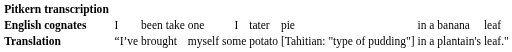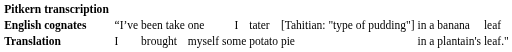(116, 25) I -> (126, 25) “I’ve
(288, 25) pie -> (348, 25) [Tahitian: "type of pudding"]
(126, 41) “I’ve -> (116, 41) I
(348, 41) [Tahitian: "type of pudding"] -> (288, 41) pie
